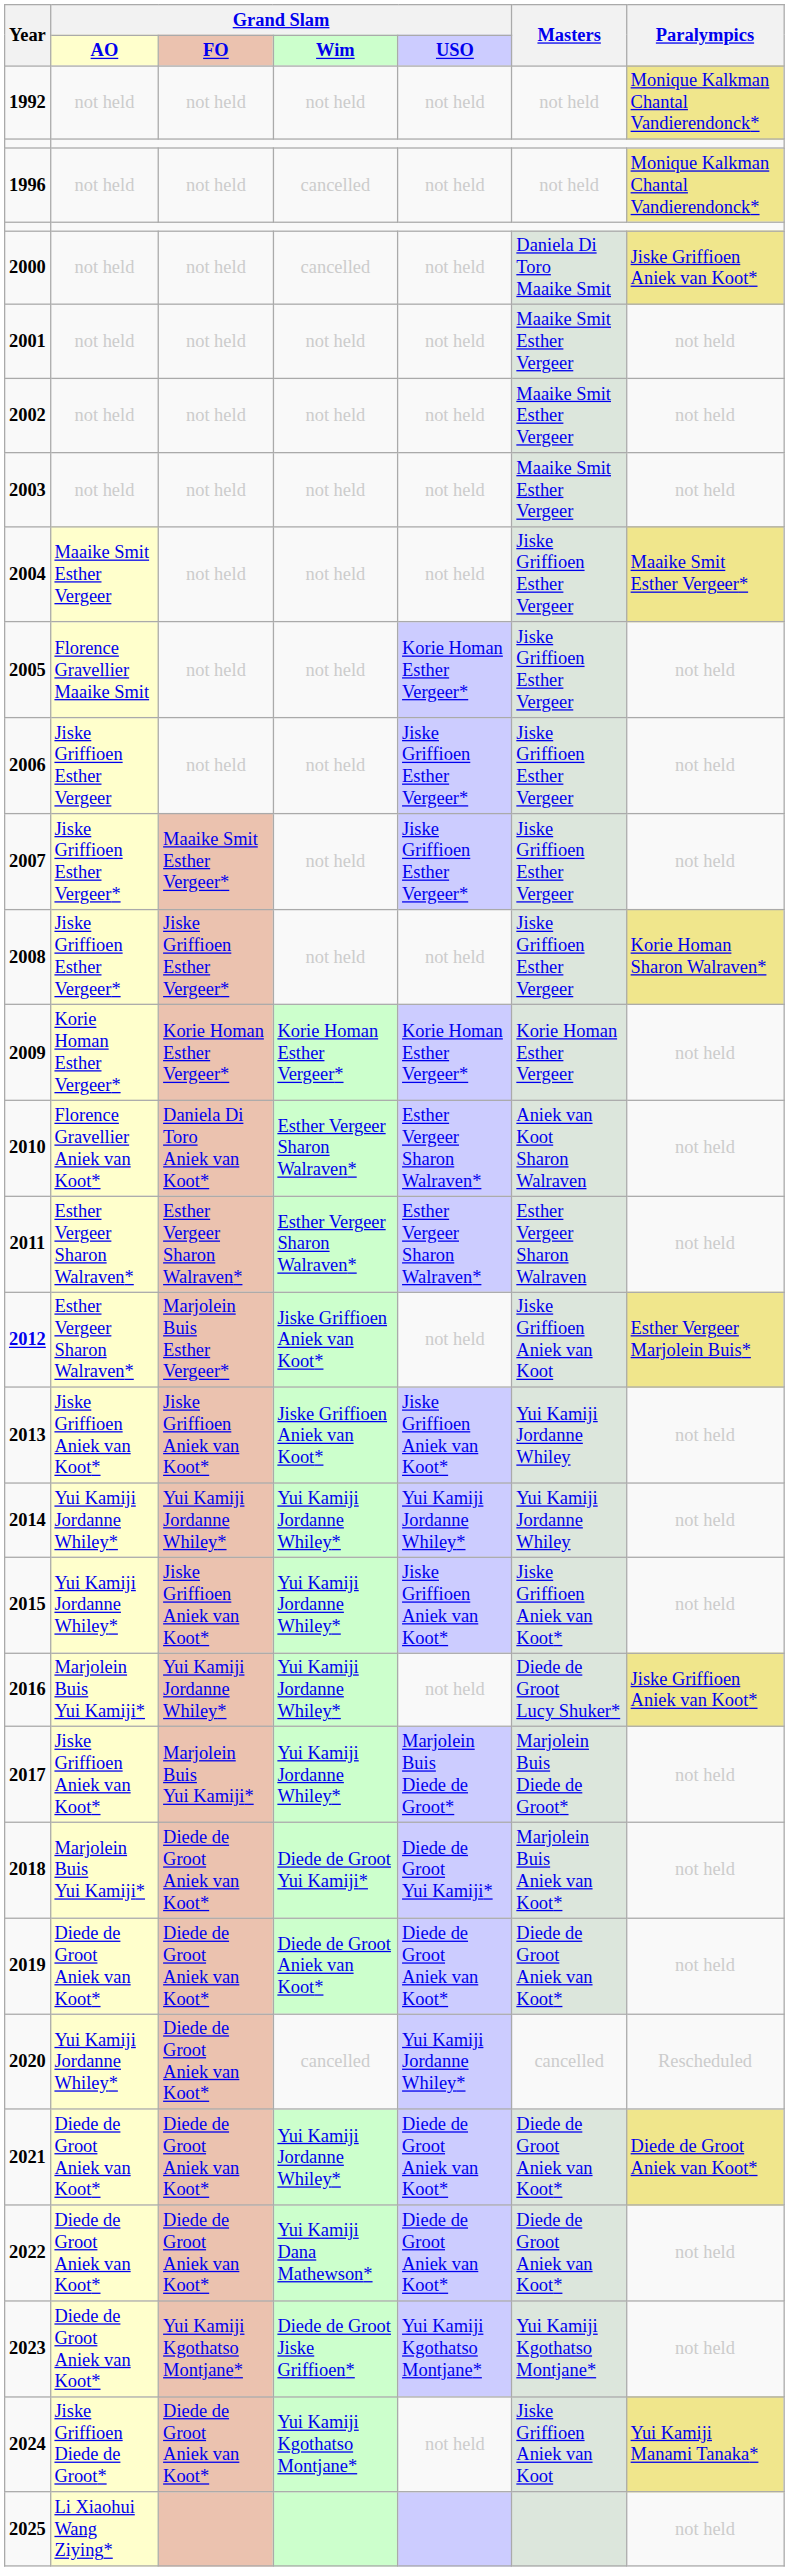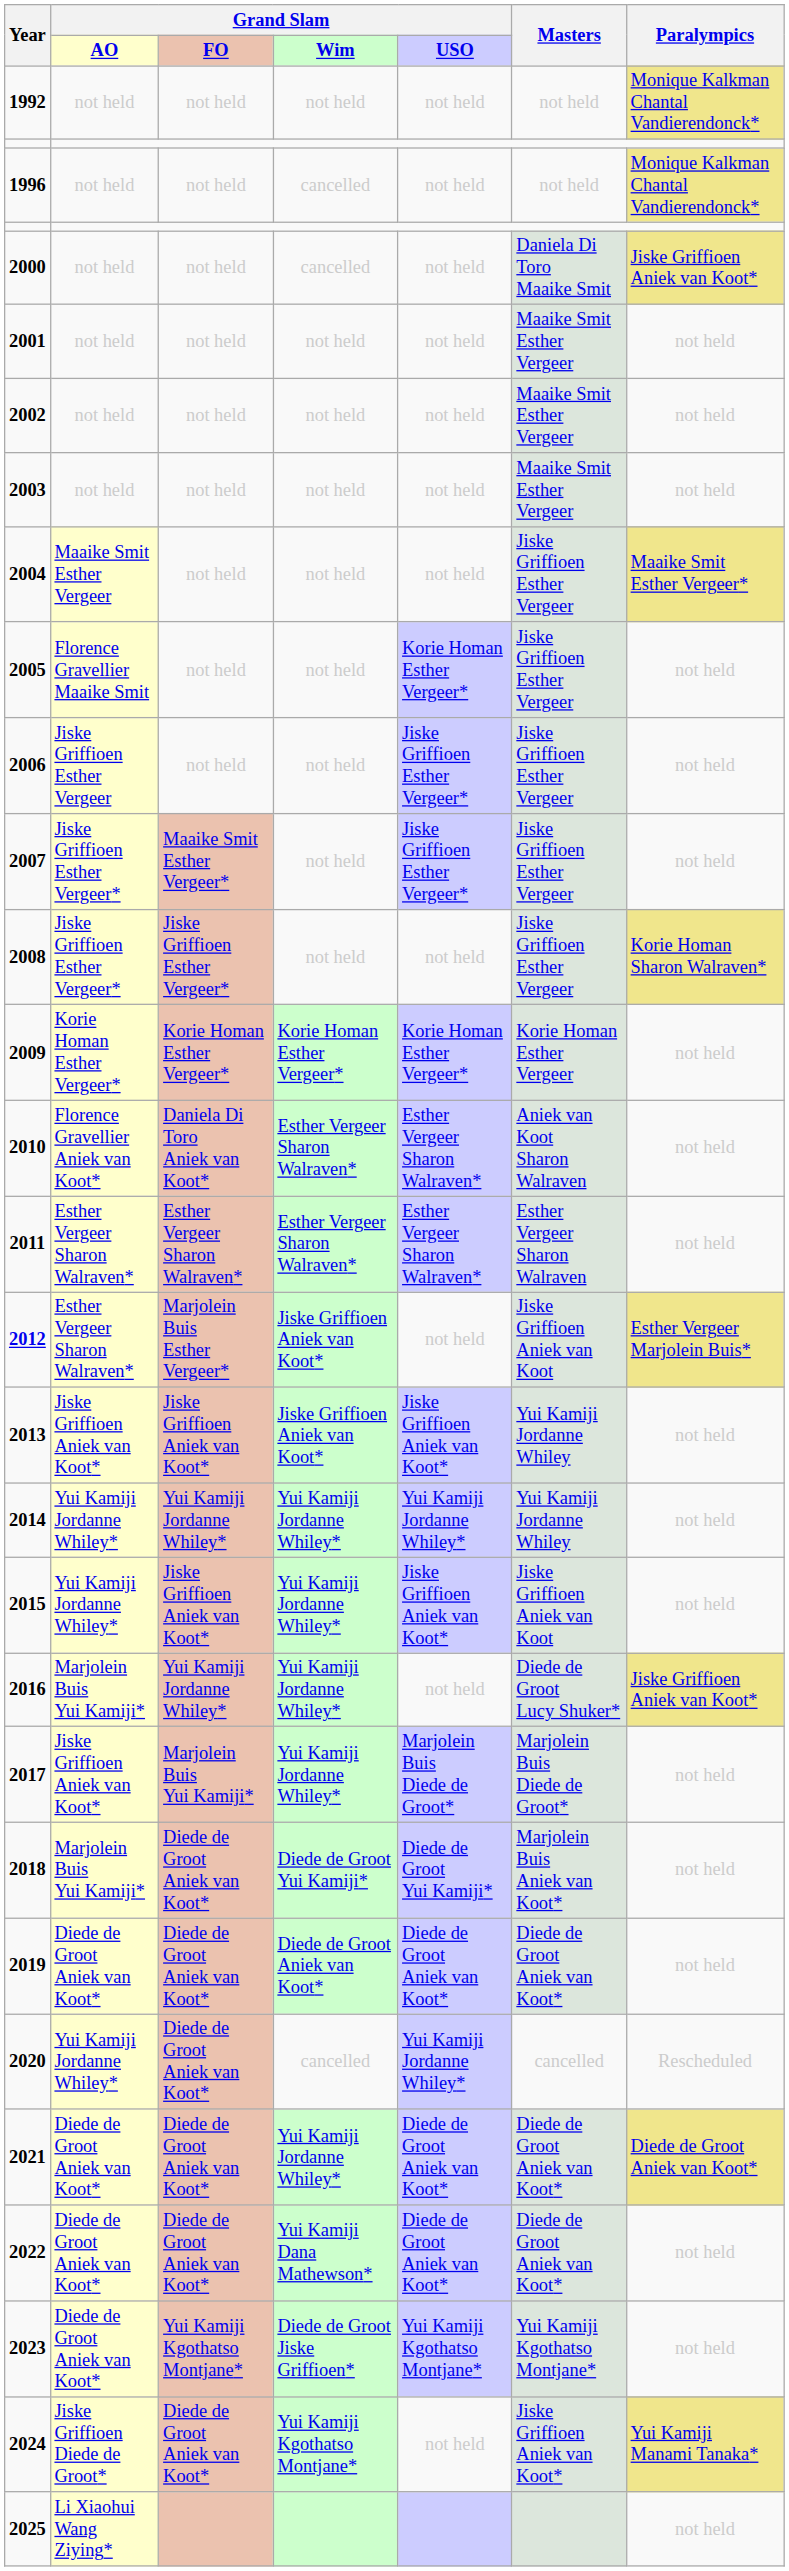(554, 1605) Jiske Griffioen Aniek van Koot* -> (554, 1605) Jiske Griffioen Aniek van Koot
(554, 2444) Jiske Griffioen Aniek van Koot -> (554, 2444) Jiske Griffioen Aniek van Koot*
